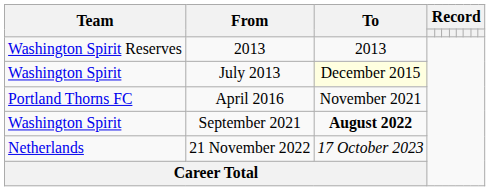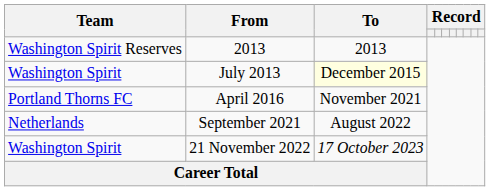(65, 123) Washington Spirit -> (46, 123) Netherlands
(371, 123) bold -> (371, 123) normal
(46, 148) Netherlands -> (65, 148) Washington Spirit
